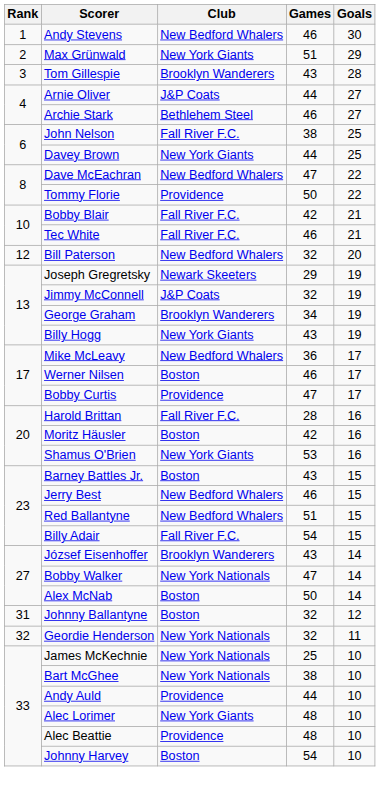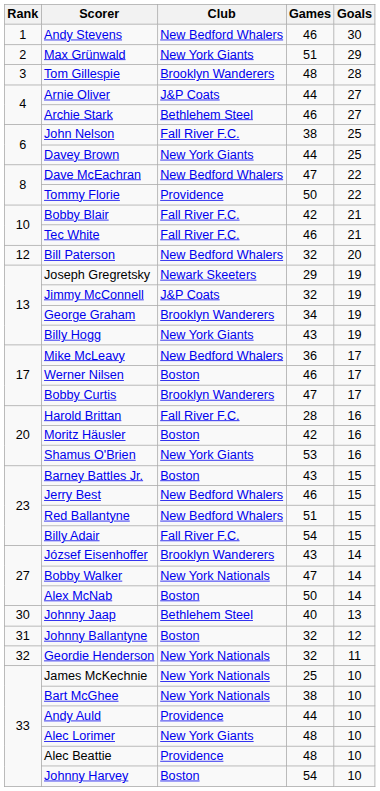(310, 74) 43 -> (310, 74) 48
(192, 395) Providence -> (217, 395) Brooklyn Wanderers
+ row: (80, 615)
